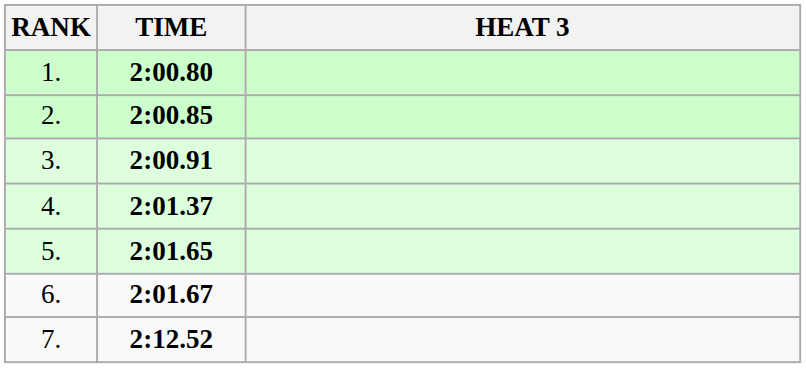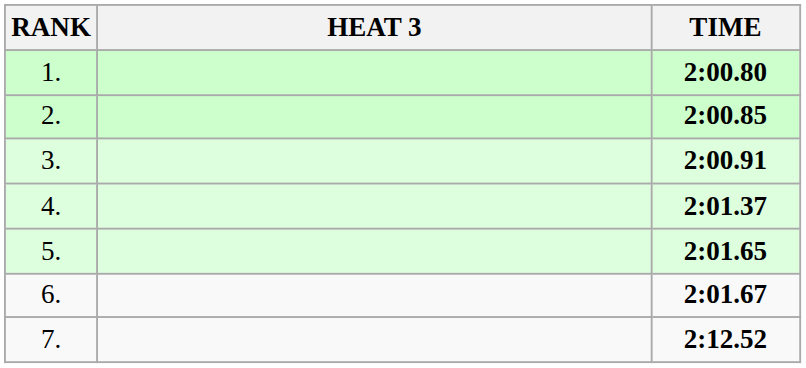columns swapped: (522, 27) <-> (171, 27)
